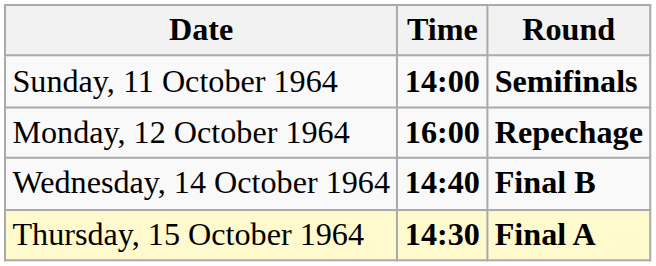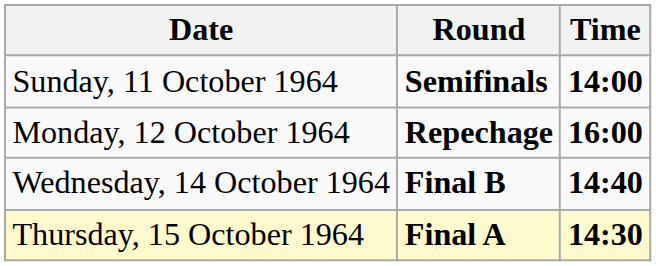columns swapped: (442, 30) <-> (569, 30)
